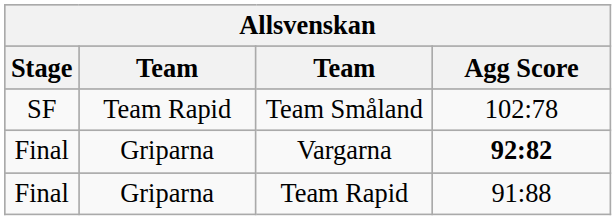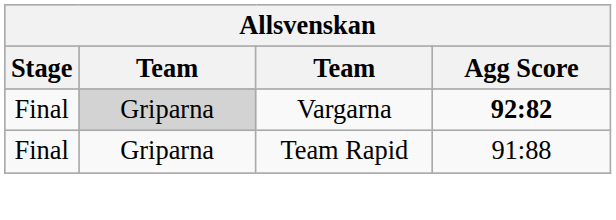- row: (344, 109)
(167, 151) no background -> (167, 109) lightgrey background
